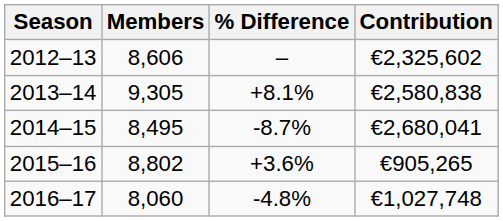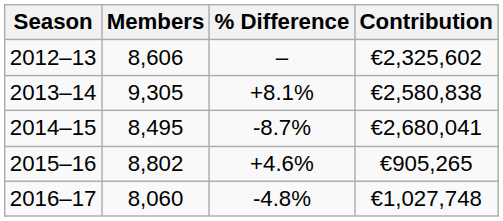(282, 163) +3.6% -> (282, 163) +4.6%
